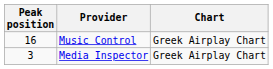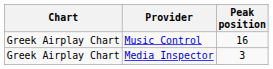columns swapped: (209, 18) <-> (31, 18)
